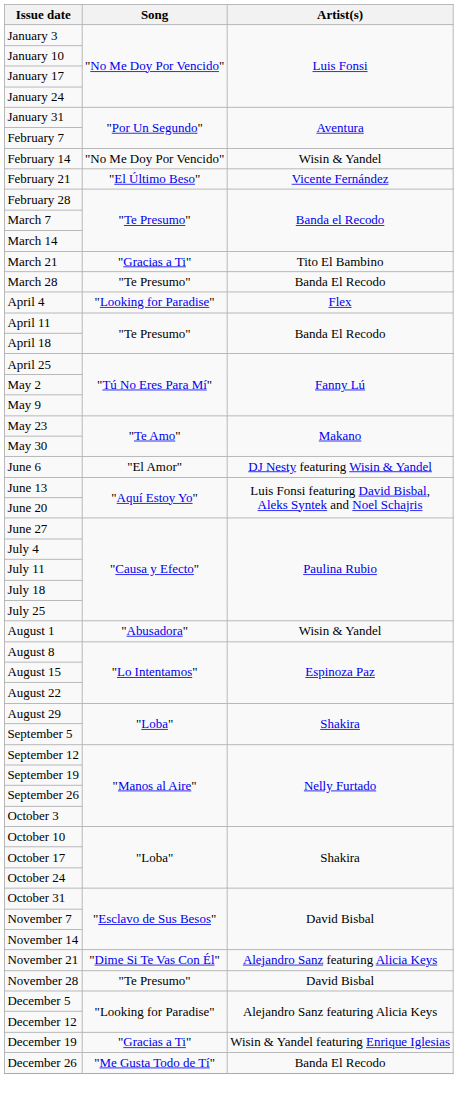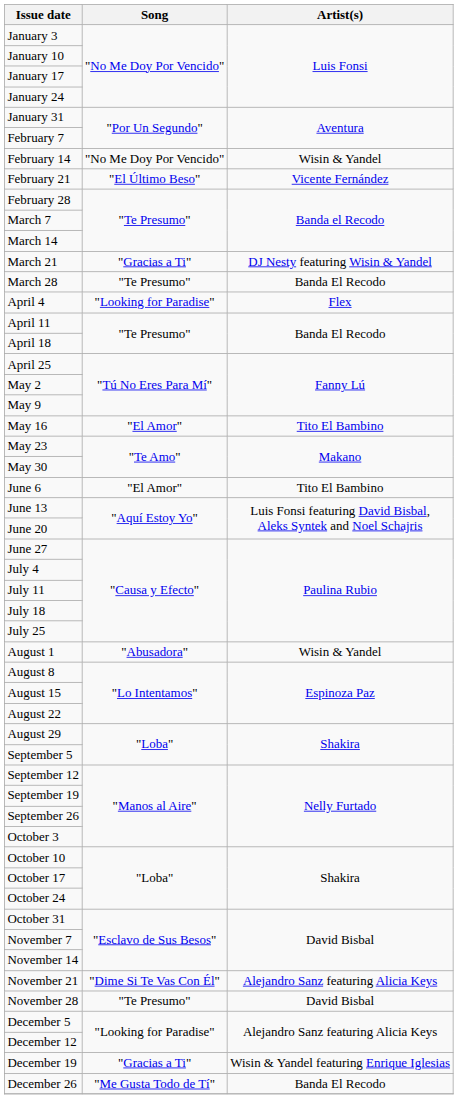(340, 261) Tito El Bambino -> (340, 261) DJ Nesty featuring Wisin & Yandel
+ row: (27, 425)
(340, 466) DJ Nesty featuring Wisin & Yandel -> (340, 487) Tito El Bambino
